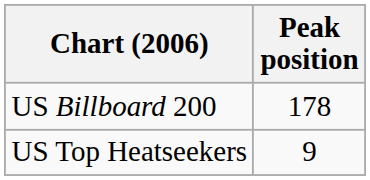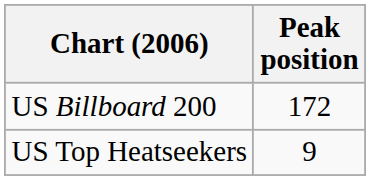(310, 105) 178 -> (310, 105) 172
